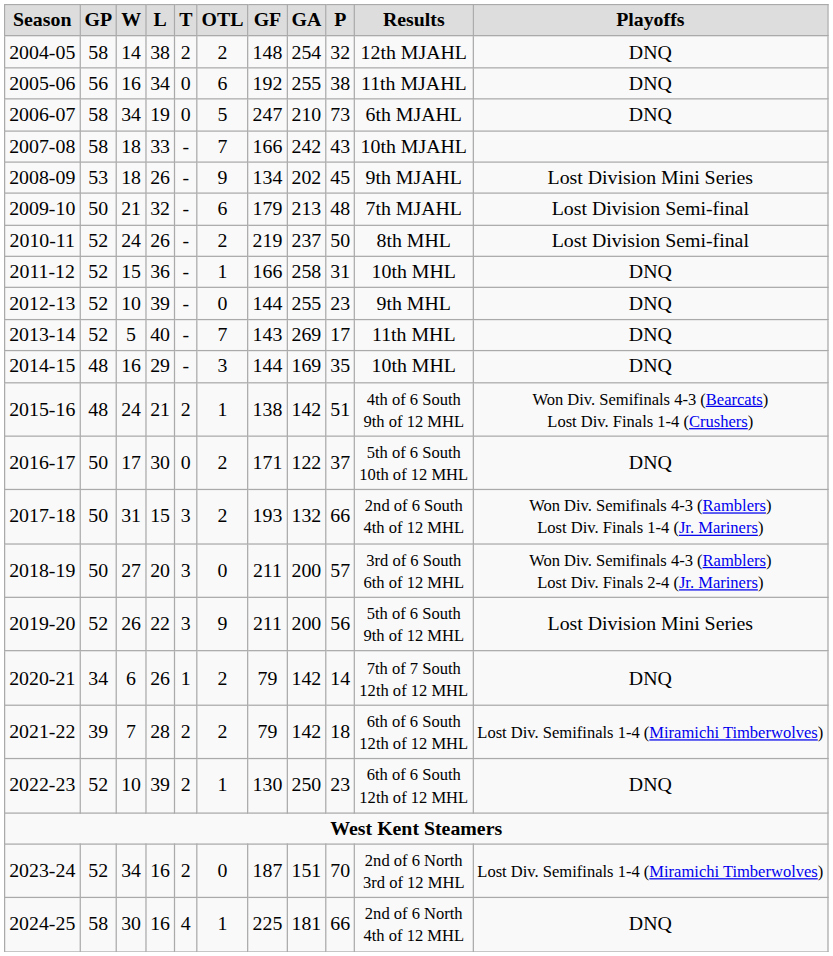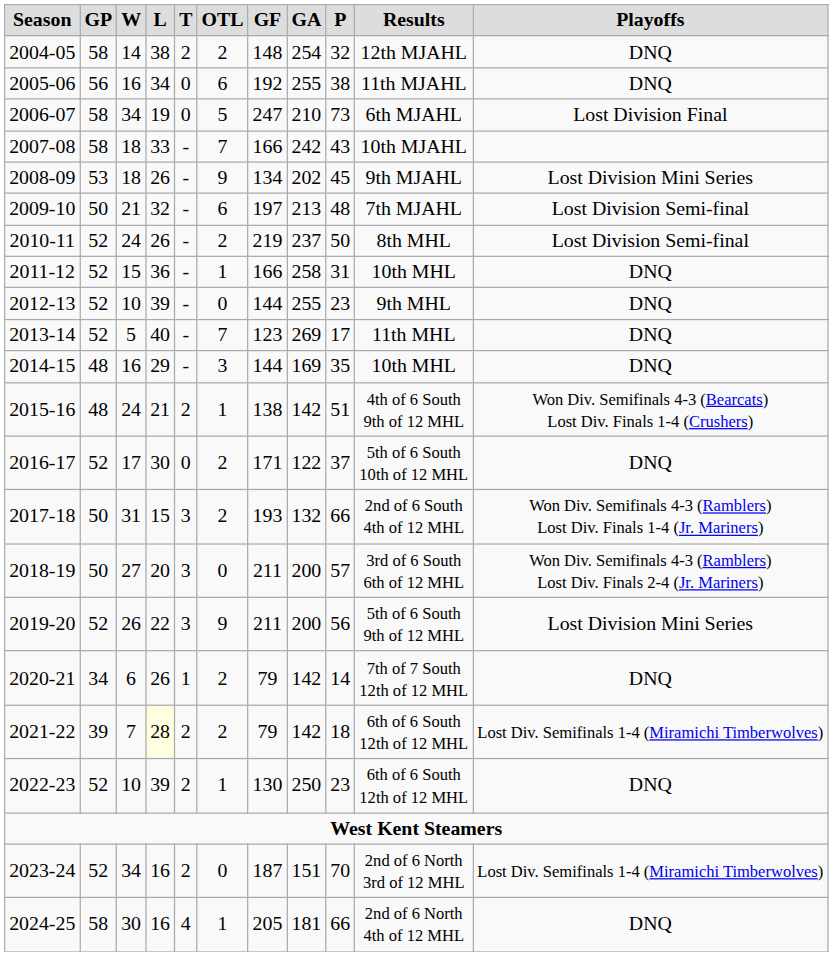(650, 114) DNQ -> (650, 114) Lost Division Final
(267, 209) 179 -> (267, 209) 197
(267, 334) 143 -> (267, 334) 123
(98, 462) 50 -> (98, 462) 52
(160, 731) no background -> (160, 731) lightyellow background
(267, 924) 225 -> (267, 924) 205
